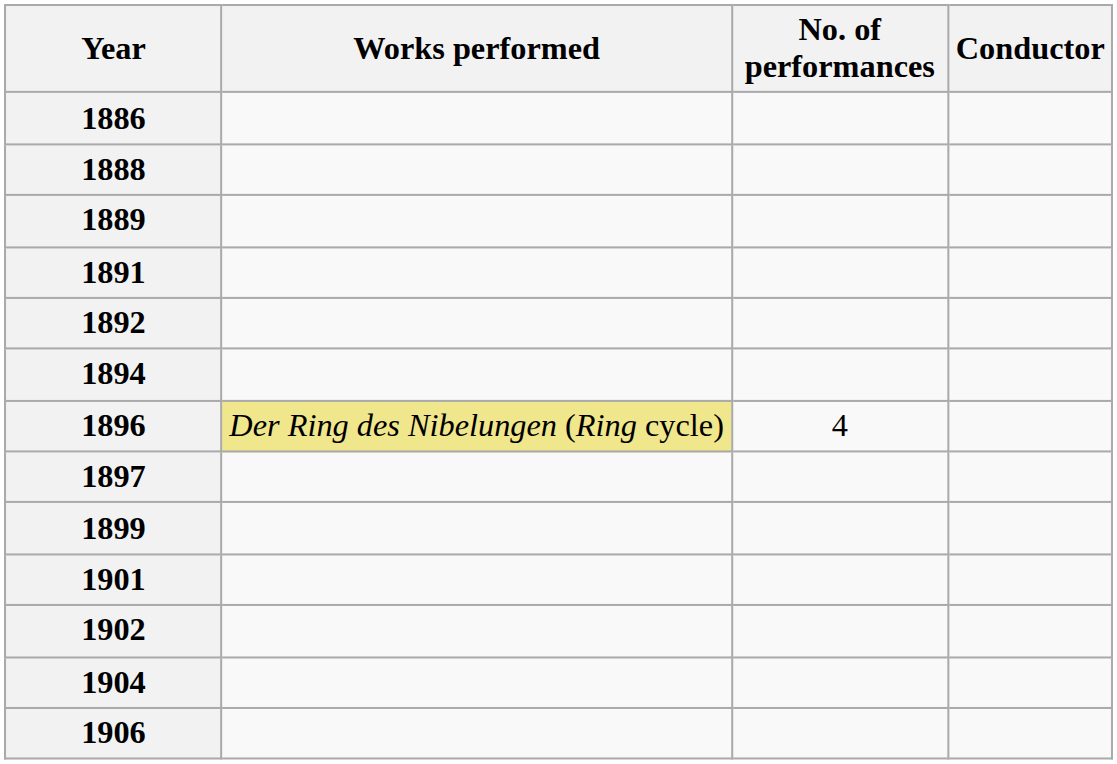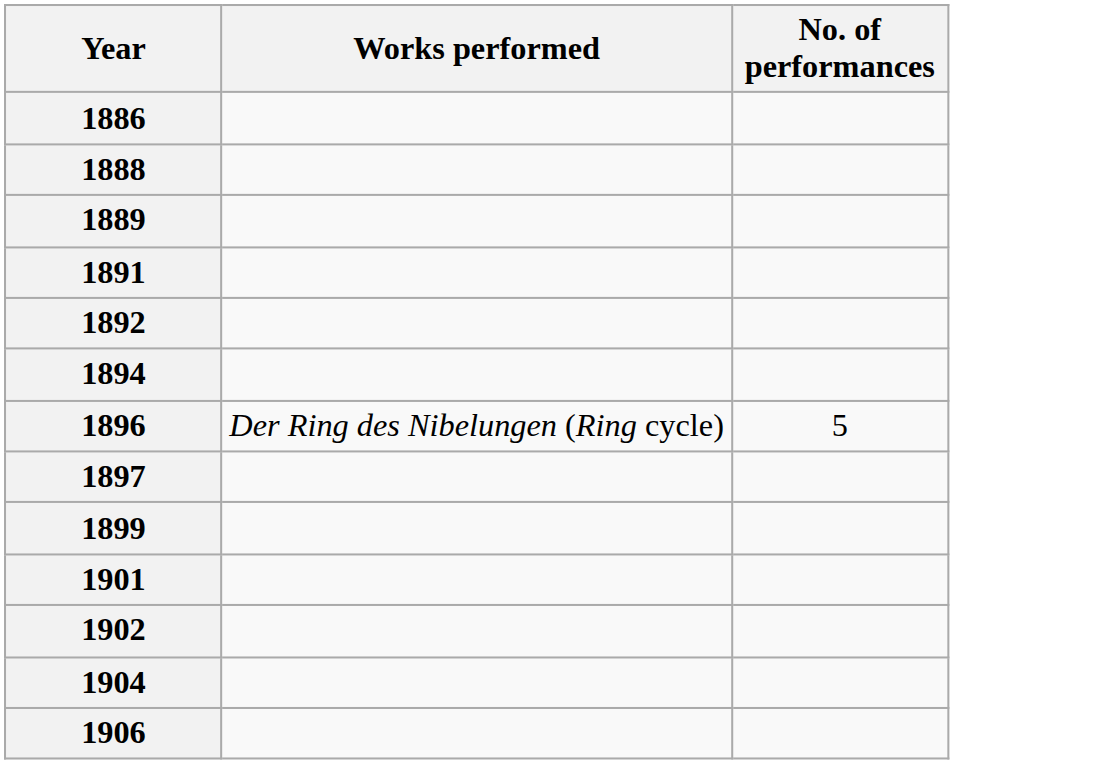- column: (1030, 48)
(477, 425) khaki background -> (477, 425) no background
(840, 425) 4 -> (840, 425) 5
